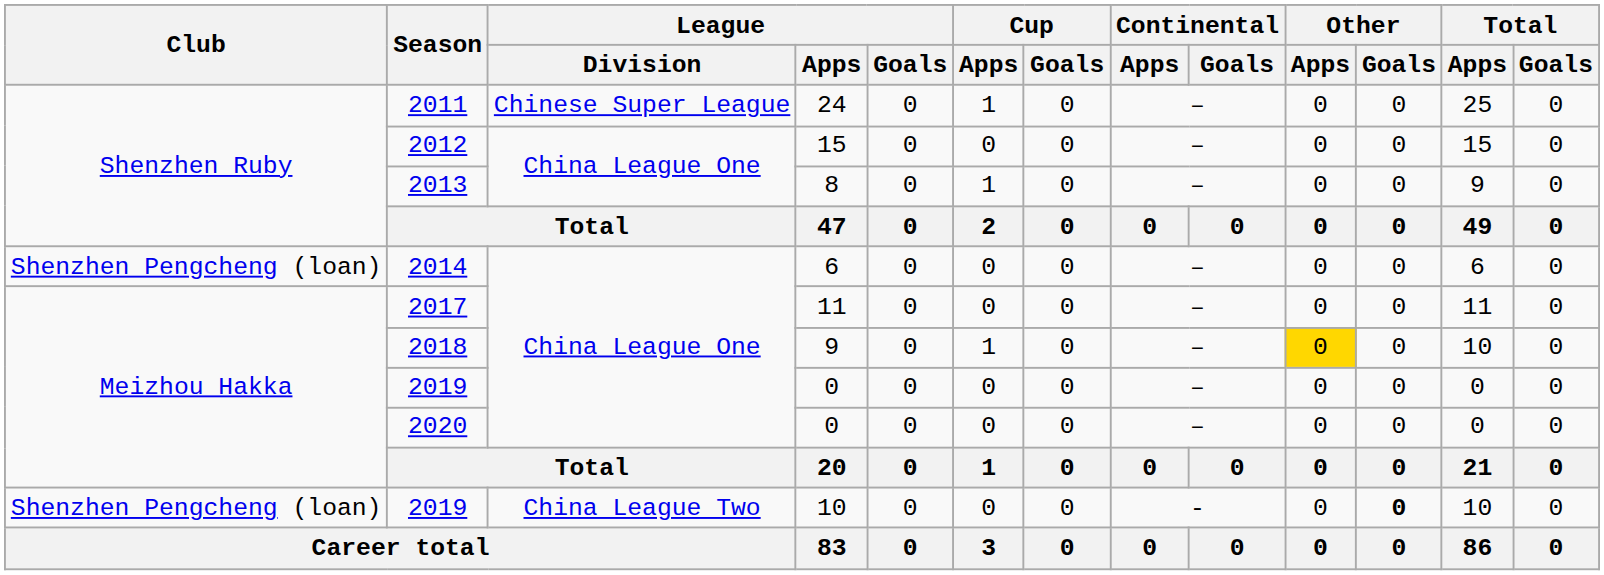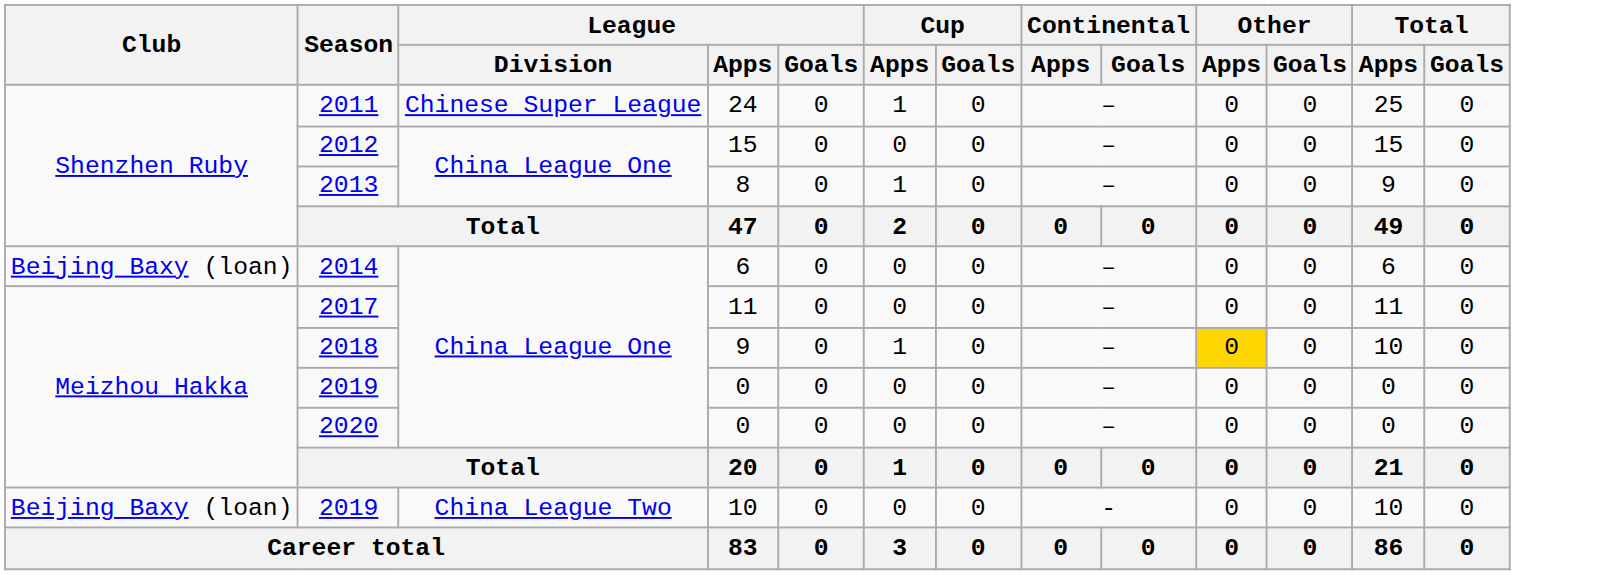(196, 267) Shenzhen Pengcheng (loan) -> (152, 267) Beijing Baxy (loan)
(196, 508) Shenzhen Pengcheng (loan) -> (152, 508) Beijing Baxy (loan)
(1399, 508) bold -> (1310, 508) normal
